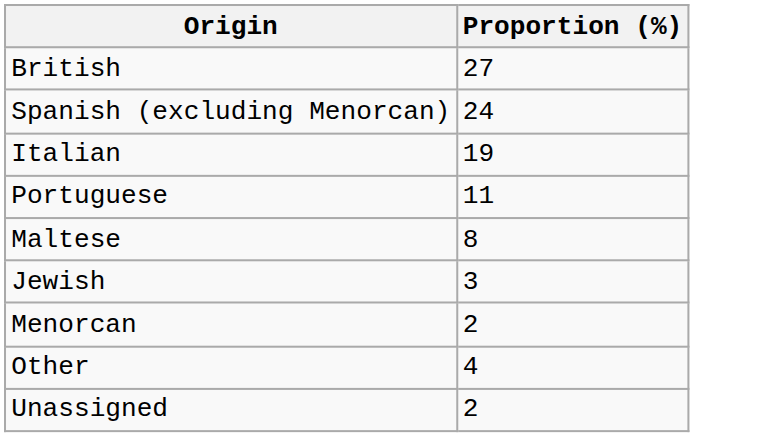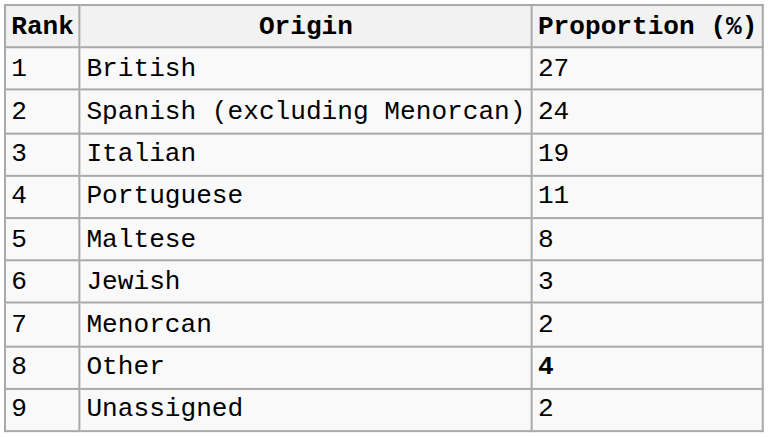+ column: (43, 26)
(471, 367) normal -> (546, 367) bold
